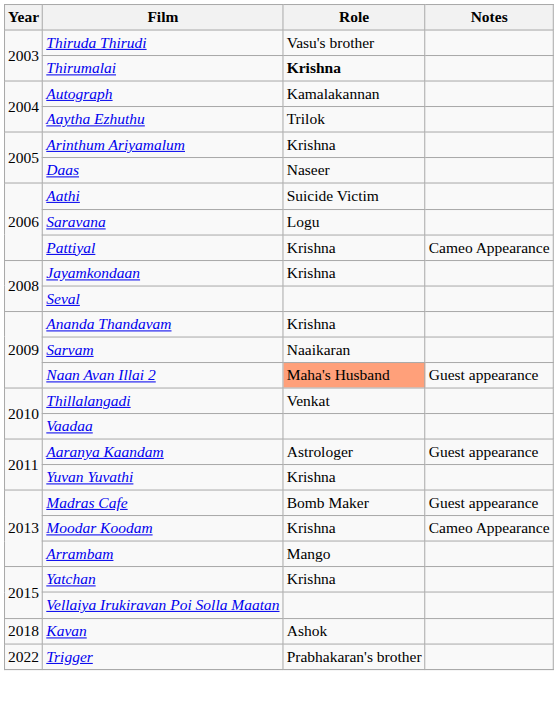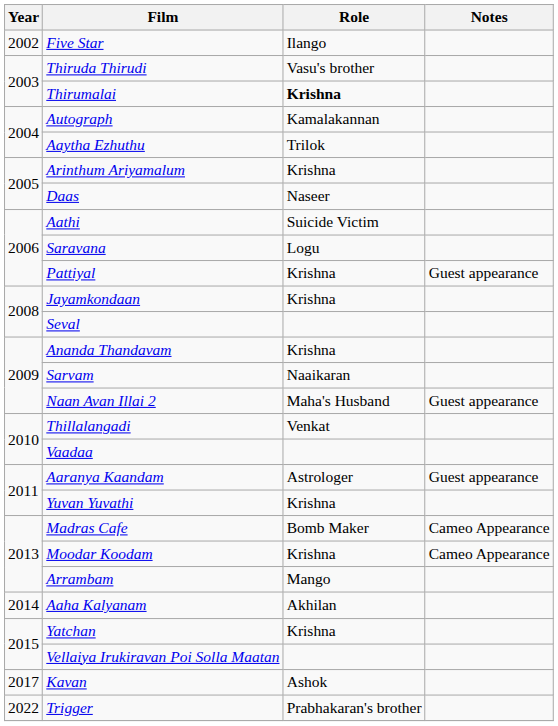+ row: (75, 43)
(489, 247) Cameo Appearance -> (484, 273) Guest appearance
(338, 375) lightsalmon background -> (338, 400) no background
(484, 503) Guest appearance -> (489, 528) Cameo Appearance
+ row: (96, 605)
(24, 630) 2018 -> (24, 682) 2017
